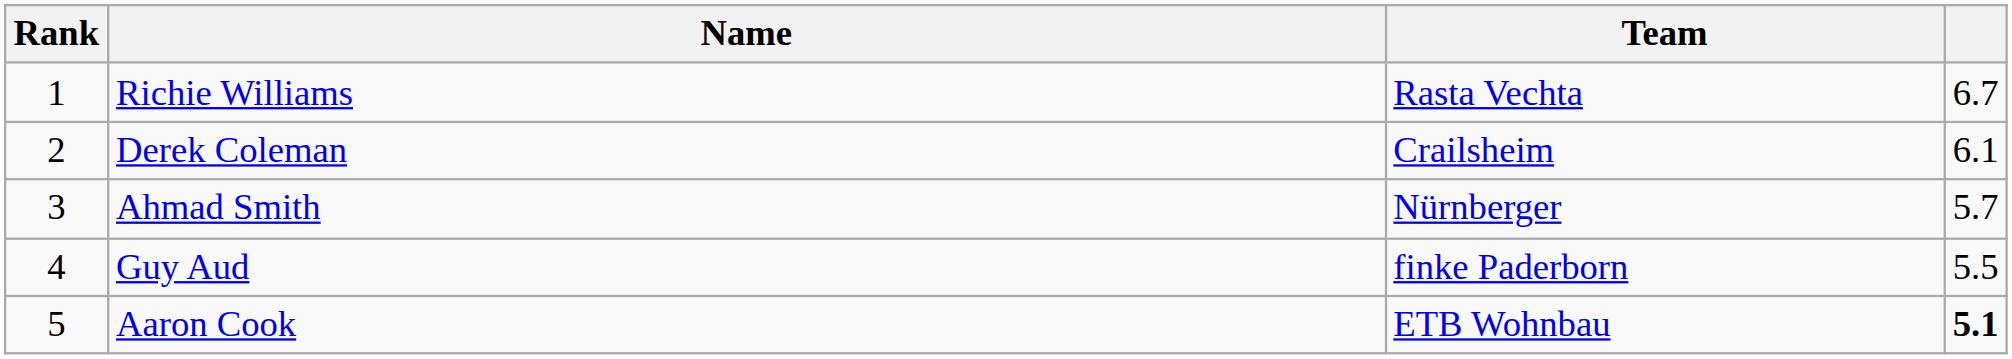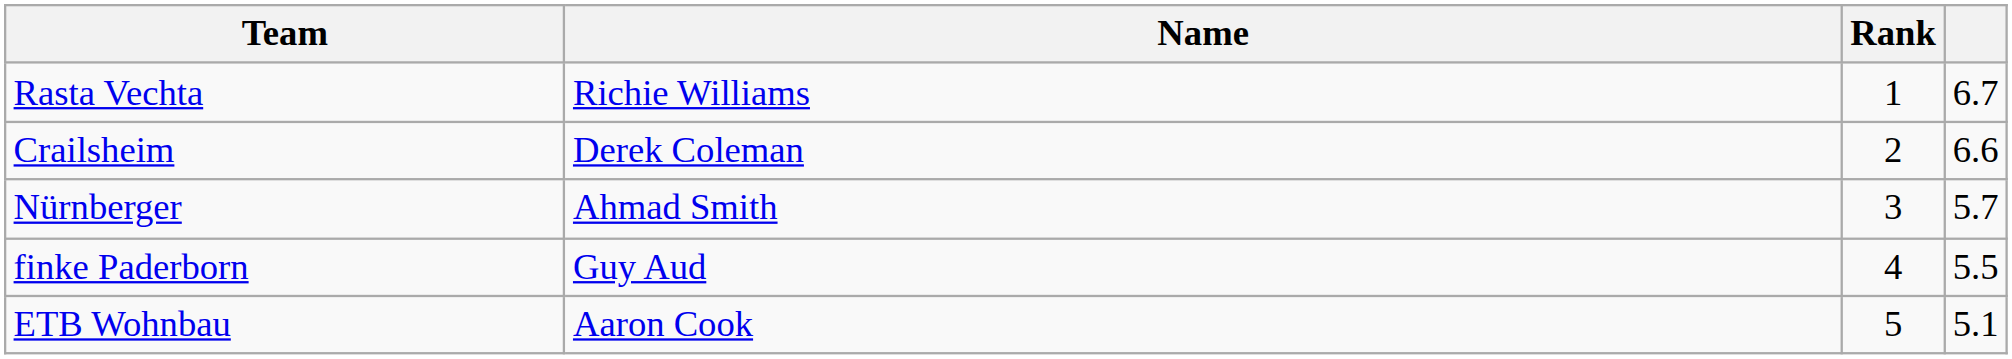columns swapped: (56, 33) <-> (1665, 33)
(1976, 149) 6.1 -> (1976, 149) 6.6
(1976, 324) bold -> (1976, 324) normal
